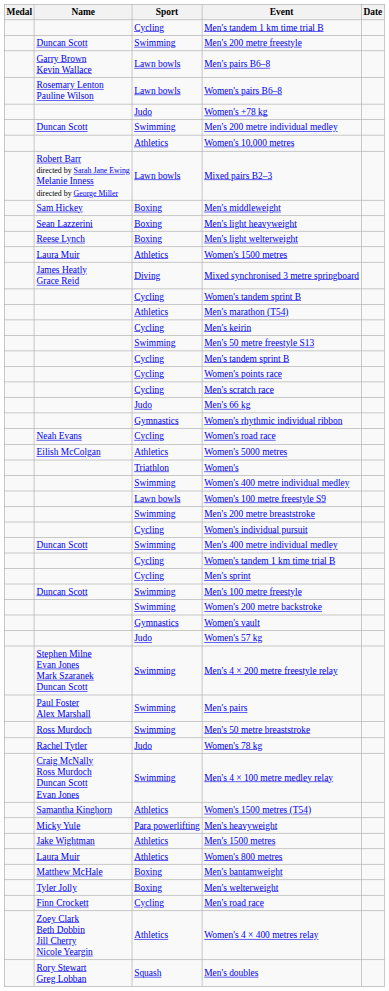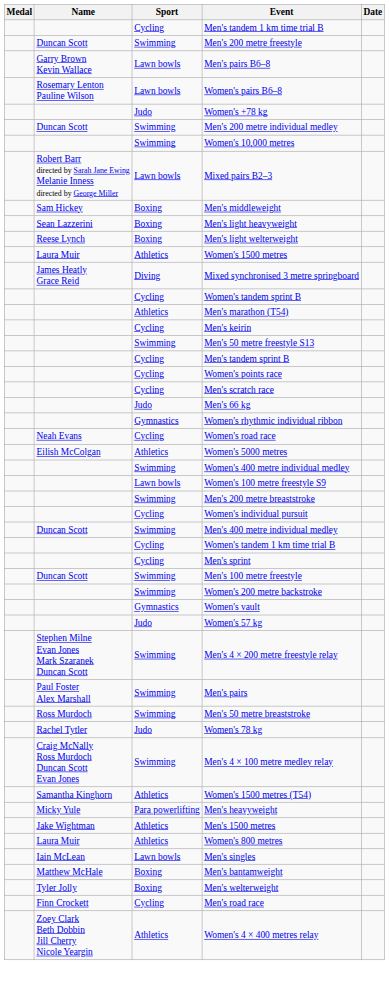(151, 143) Athletics -> (155, 143) Swimming
- row: (221, 467)
+ row: (230, 856)
- row: (231, 973)
